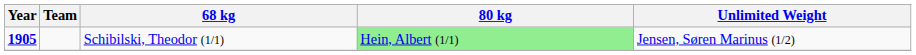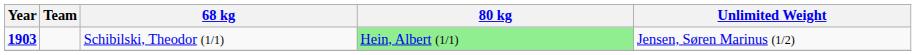(22, 38) 1905 -> (22, 38) 1903
